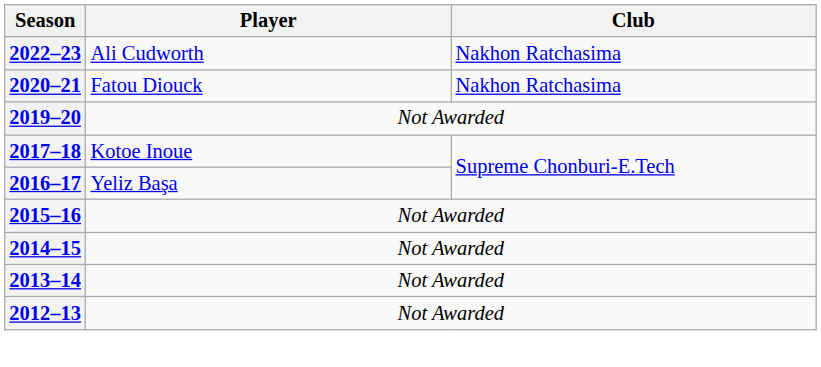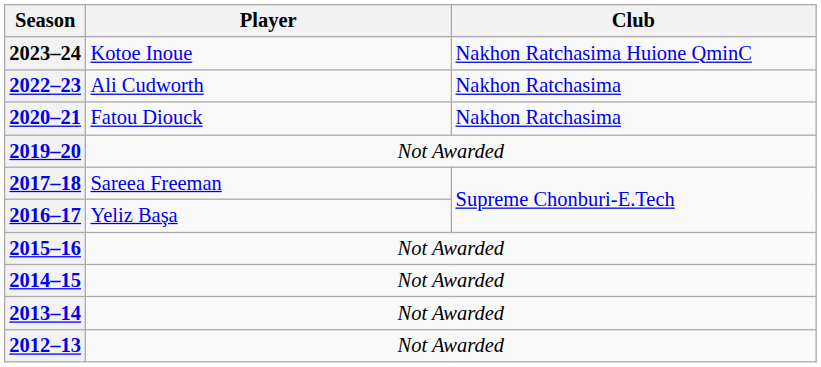+ row: (45, 53)
(141, 150) Kotoe Inoue -> (156, 183) Sareea Freeman
